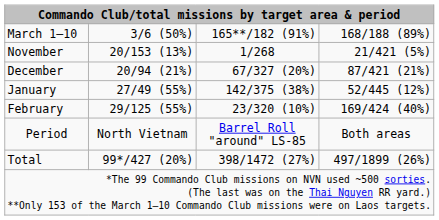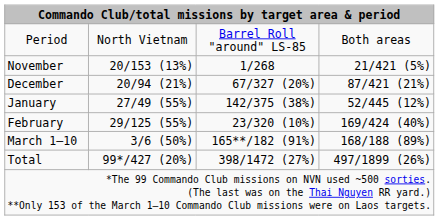rows swapped: (47, 134) <-> (42, 33)
